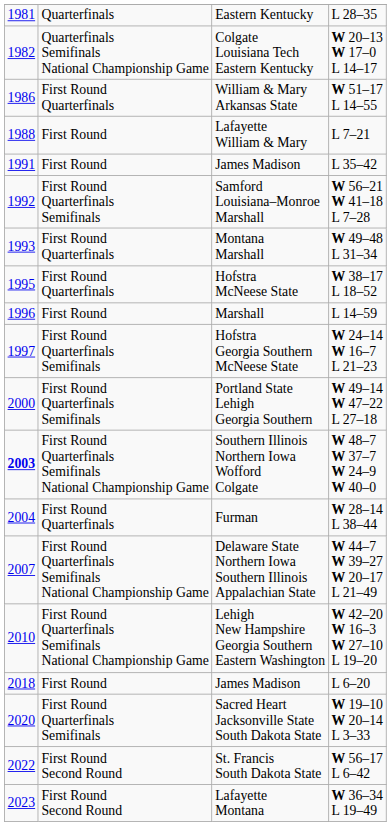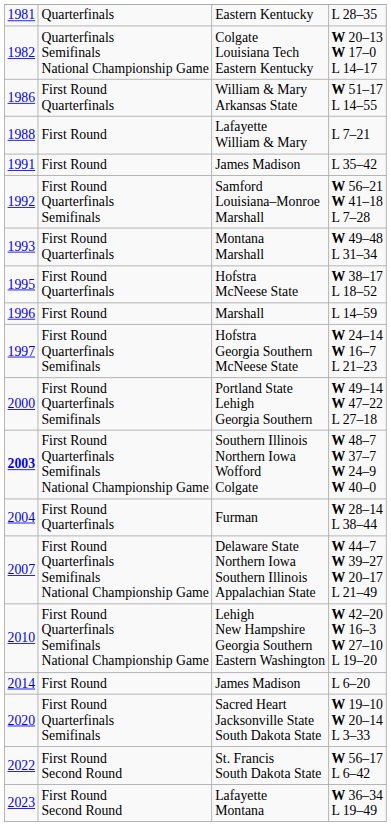(21, 683) 2018 -> (21, 683) 2014
